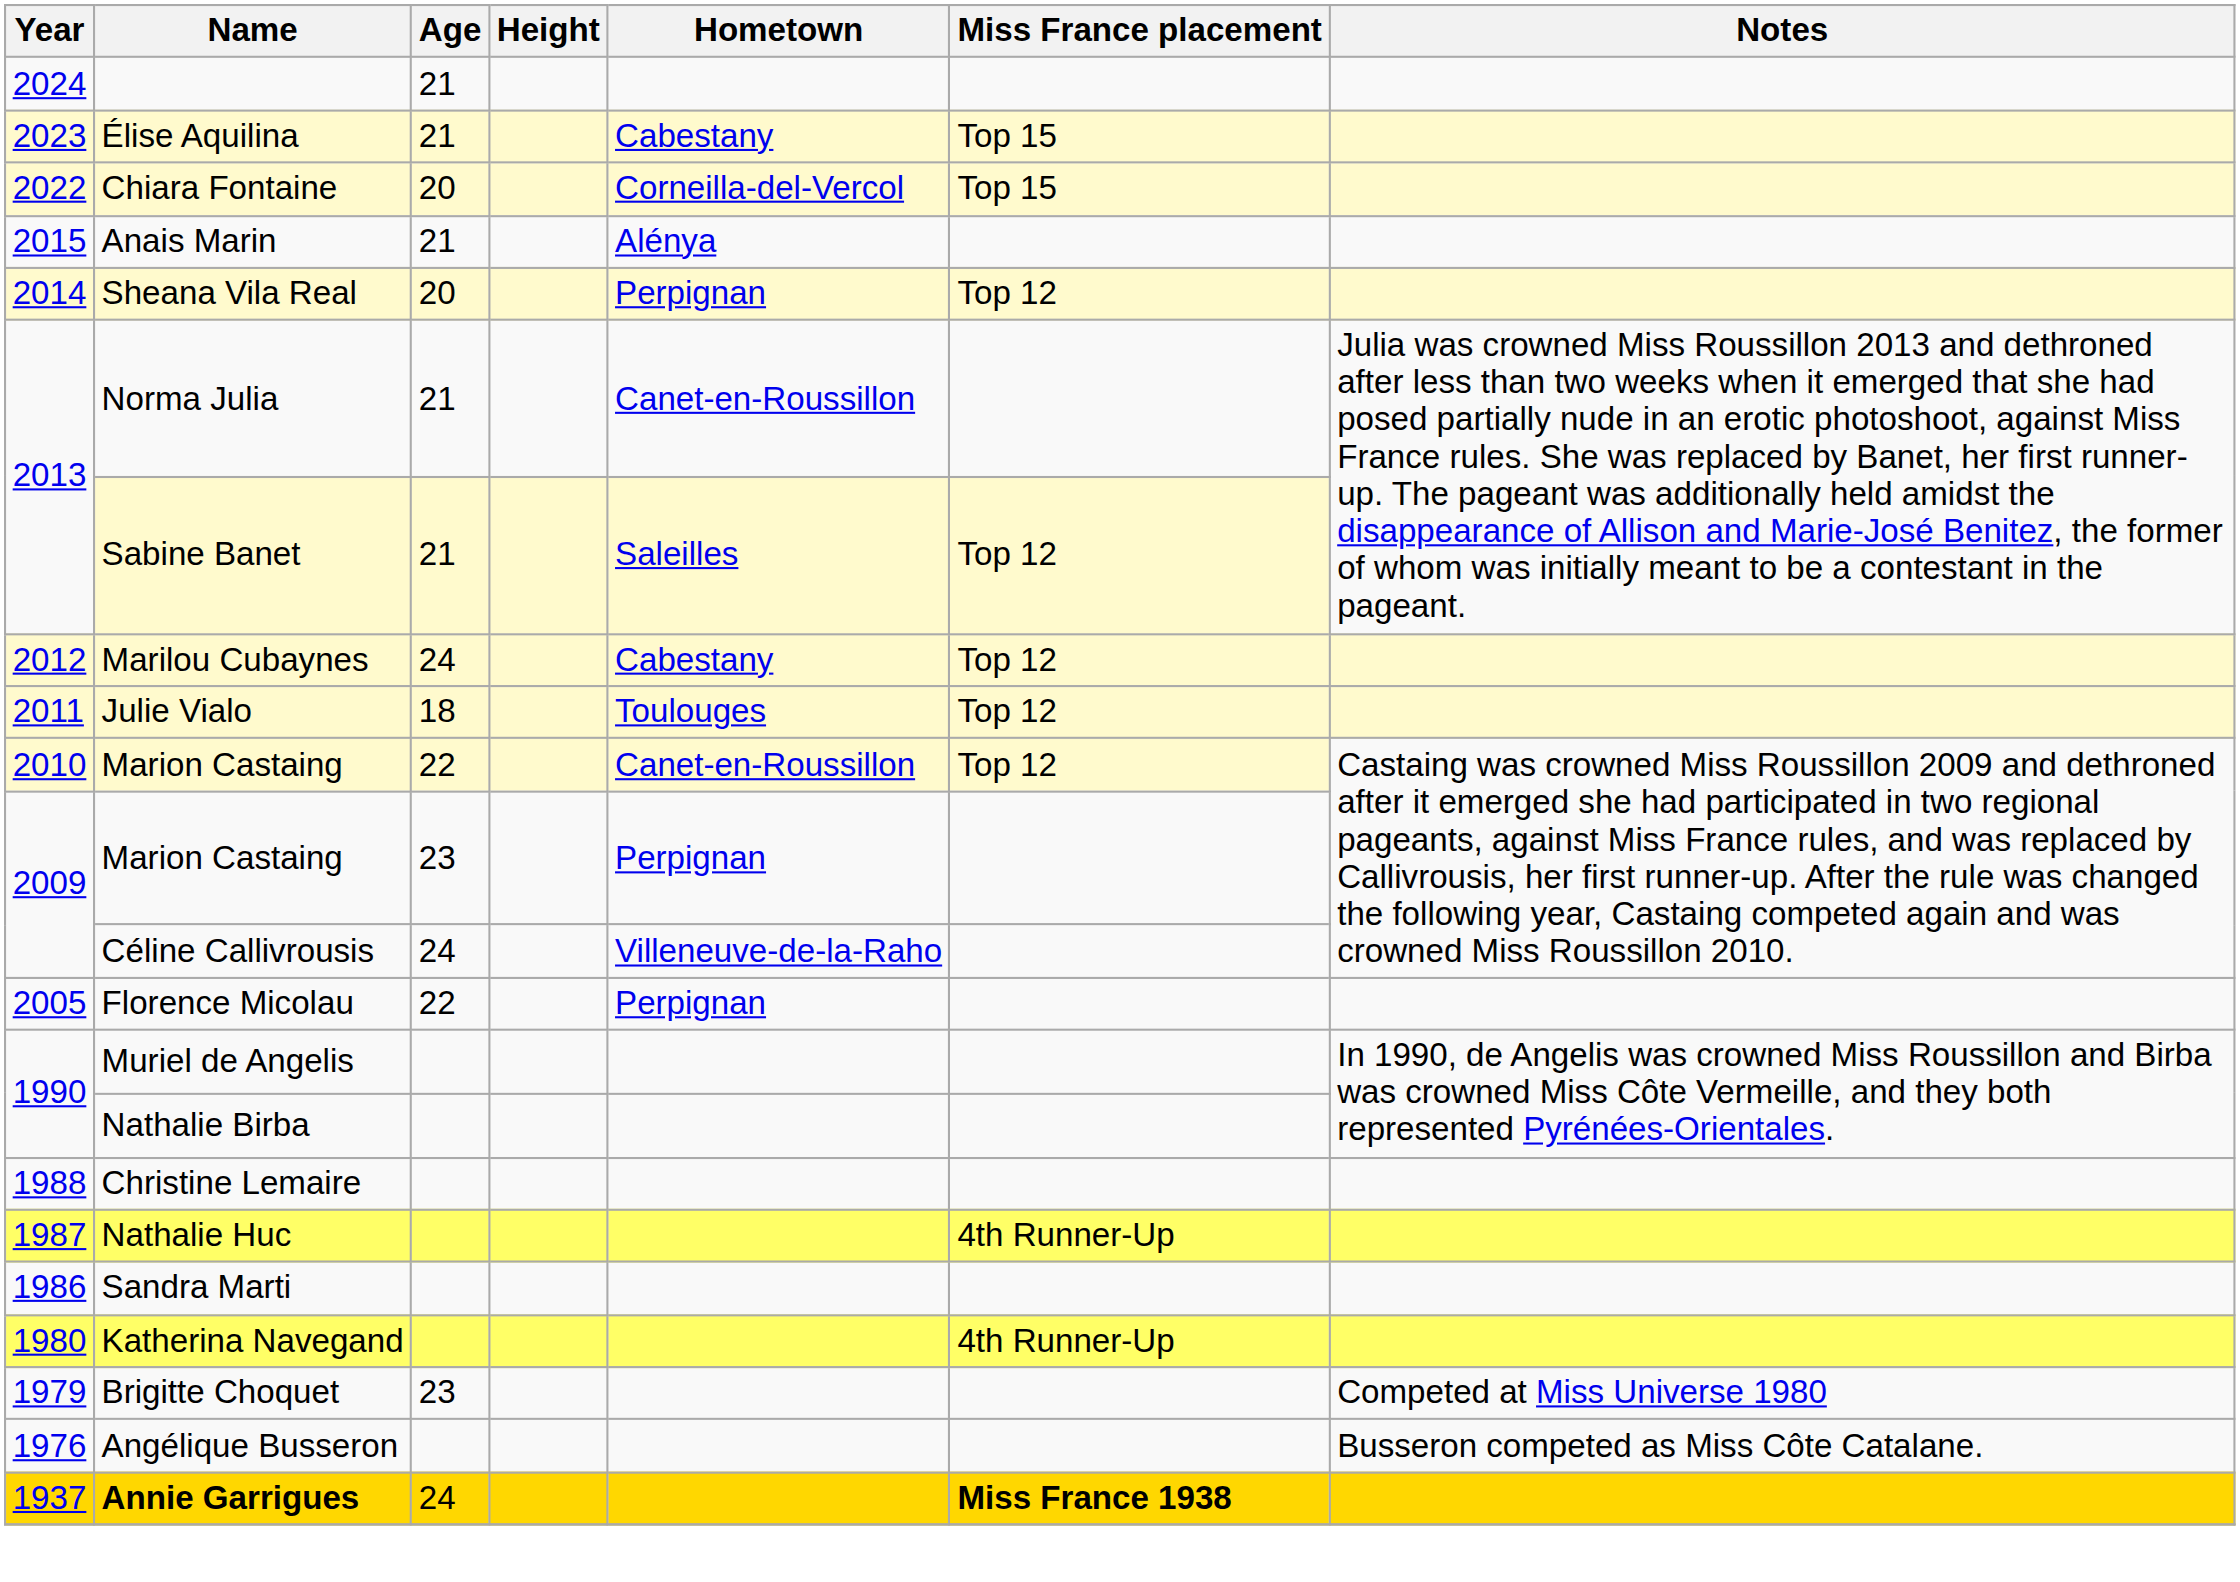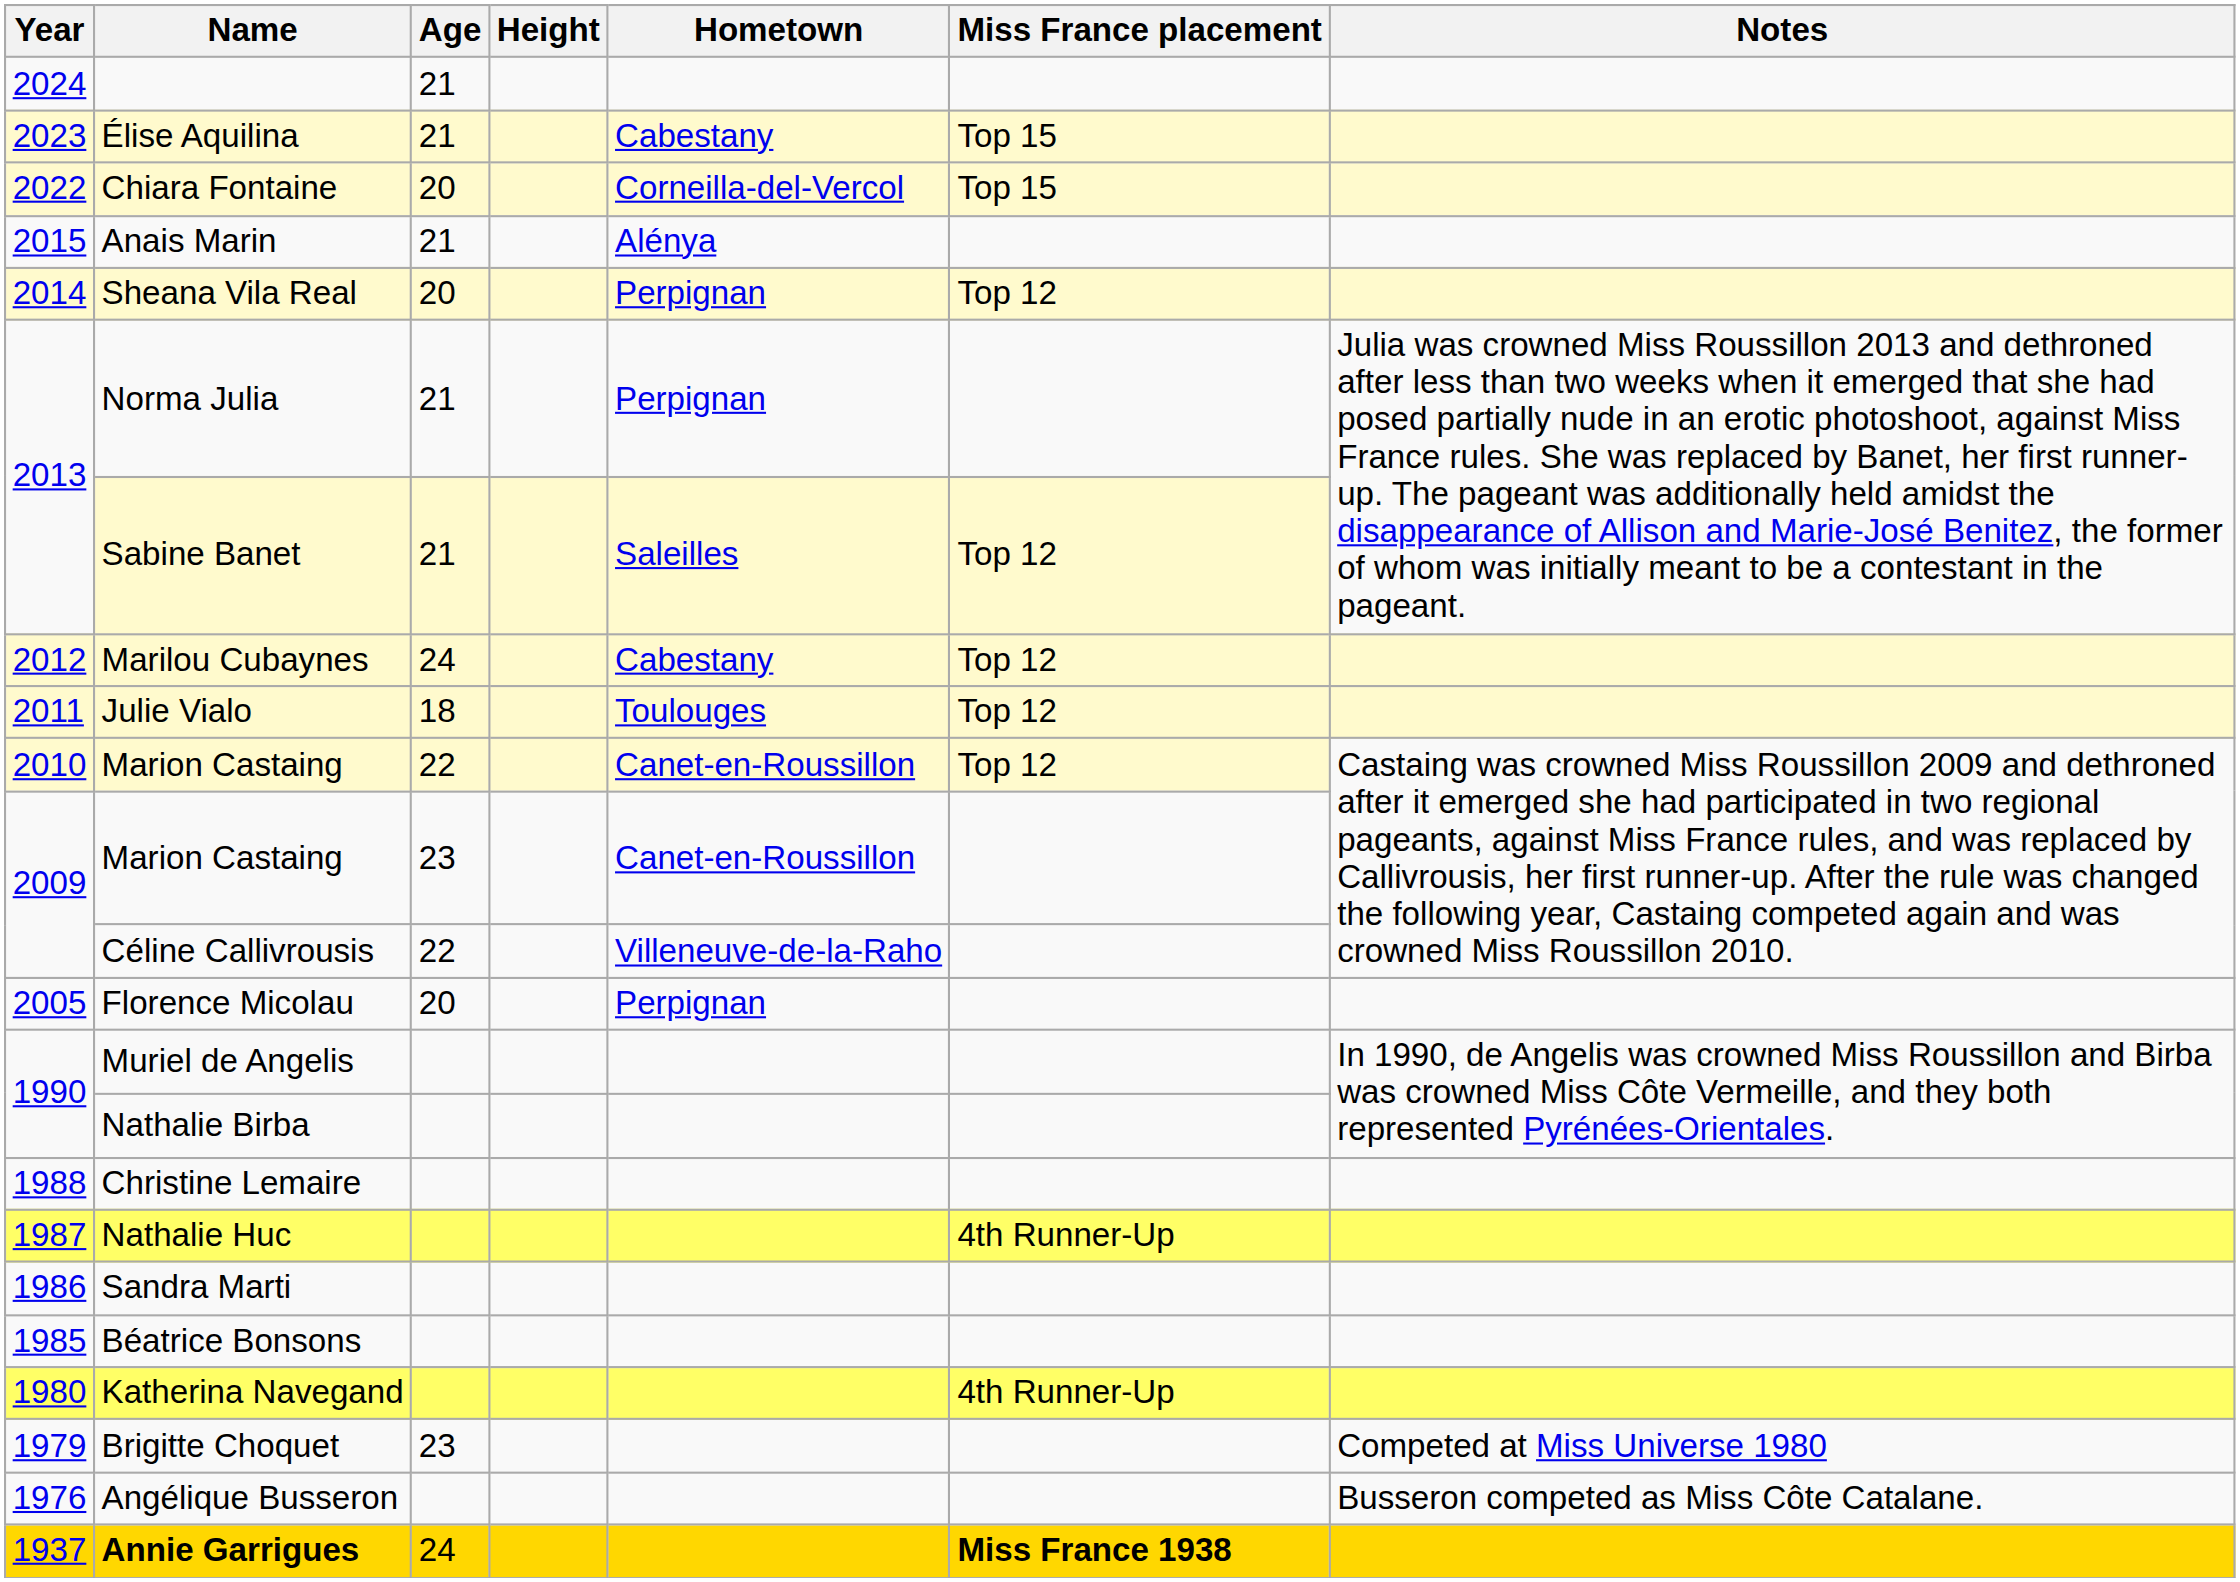(765, 397) Canet-en-Roussillon -> (691, 397) Perpignan
(691, 857) Perpignan -> (765, 857) Canet-en-Roussillon
(437, 950) 24 -> (437, 950) 22
(437, 1003) 22 -> (437, 1003) 20
+ row: (50, 1340)
